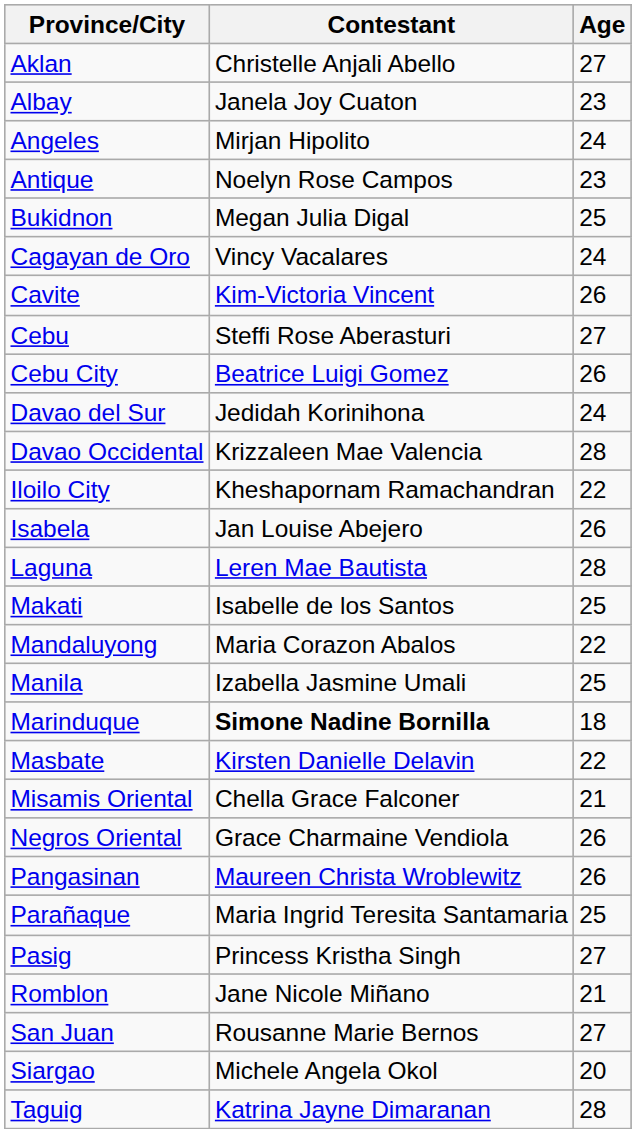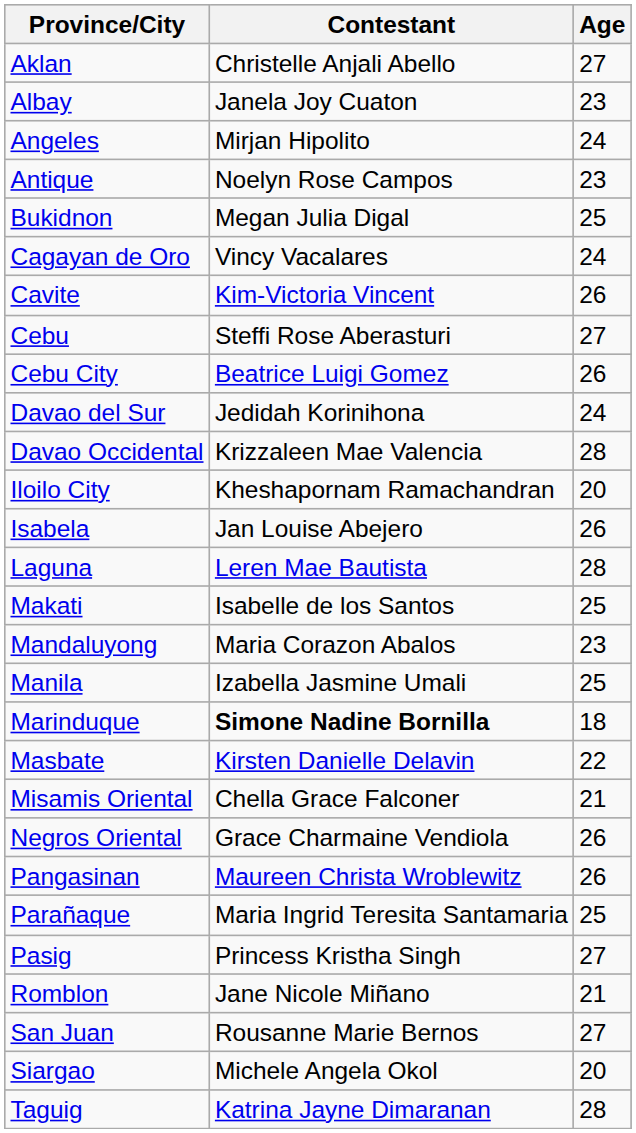(593, 489) 22 -> (593, 489) 20
(593, 644) 22 -> (593, 644) 23
